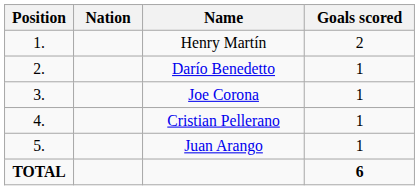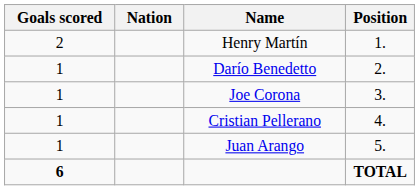columns swapped: (39, 17) <-> (360, 17)
